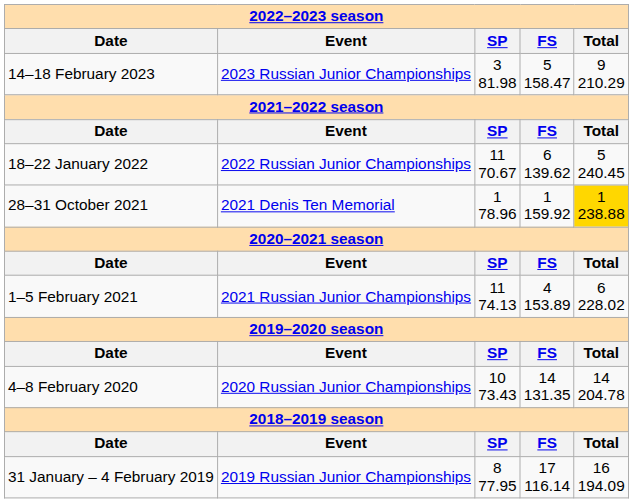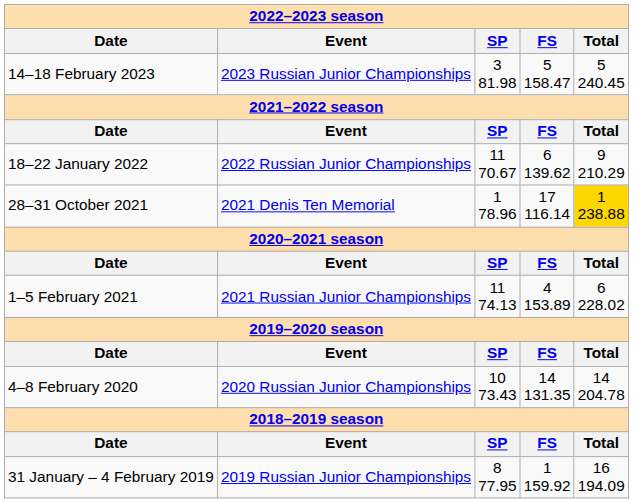(601, 74) 9 210.29 -> (601, 74) 5 240.45
(601, 164) 5 240.45 -> (601, 164) 9 210.29
(547, 206) 1 159.92 -> (547, 206) 17 116.14
(547, 477) 17 116.14 -> (547, 477) 1 159.92
